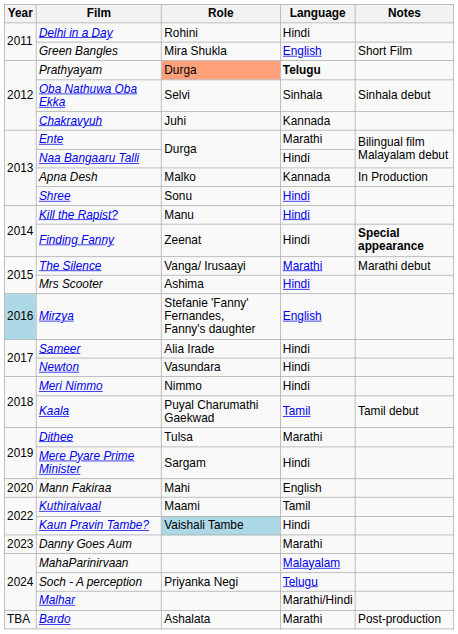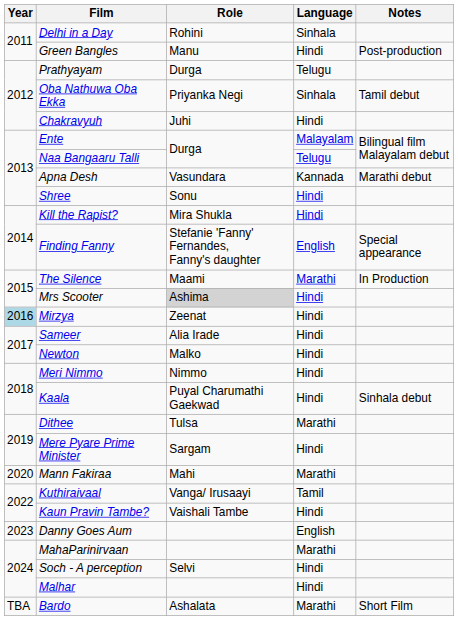(296, 32) Hindi -> (316, 32) Sinhala
(196, 51) Mira Shukla -> (184, 51) Manu
(302, 51) English -> (310, 51) Hindi
(385, 51) Short Film -> (400, 51) Post-production
(180, 70) lightsalmon background -> (185, 70) no background
(302, 70) bold -> (314, 70) normal
(177, 95) Selvi -> (206, 95) Priyanka Negi
(394, 95) Sinhala debut -> (389, 95) Tamil debut
(307, 121) Kannada -> (310, 121) Hindi
(303, 139) Marathi -> (325, 139) Malayalam
(296, 158) Hindi -> (314, 158) Telugu
(180, 177) Malko -> (197, 177) Vasundara
(393, 177) In Production -> (395, 177) Marathi debut
(179, 214) Manu -> (200, 214) Mira Shukla
(183, 240) Zeenat -> (215, 247) Stefanie 'Fanny' Fernandes, Fanny's daughter
(296, 240) Hindi -> (316, 247) English
(391, 240) bold -> (390, 247) normal
(205, 265) Vanga/ Irusaayi -> (187, 279) Maami
(394, 265) Marathi debut -> (394, 279) In Production
(184, 284) no background -> (189, 297) lightgrey background
(210, 316) Stefanie 'Fanny' Fernandes, Fanny's daughter -> (188, 316) Zeenat
(302, 316) English -> (310, 316) Hindi
(193, 367) Vasundara -> (185, 354) Malko
(297, 411) Tamil -> (310, 398) Hindi
(388, 411) Tamil debut -> (395, 398) Sinhala debut
(302, 488) English -> (316, 474) Marathi
(182, 506) Maami -> (210, 493) Vanga/ Irusaayi
(204, 525) lightblue background -> (209, 512) no background
(303, 544) Marathi -> (316, 531) English
(311, 563) Malayalam -> (316, 549) Marathi
(201, 582) Priyanka Negi -> (182, 568) Selvi
(300, 582) Telugu -> (310, 568) Hindi
(318, 600) Marathi/Hindi -> (310, 587) Hindi
(400, 619) Post-production -> (386, 606) Short Film
